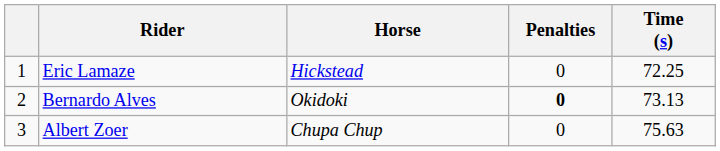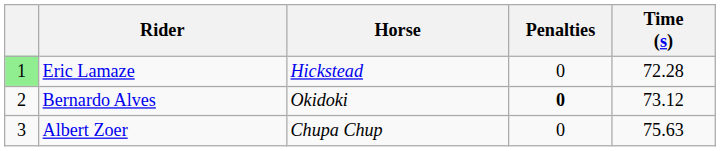(21, 71) no background -> (21, 71) lightgreen background
(663, 71) 72.25 -> (663, 71) 72.28
(663, 101) 73.13 -> (663, 101) 73.12
